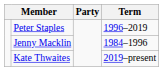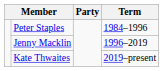(125, 27) 1996–2019 -> (125, 27) 1984–1996
(125, 43) 1984–1996 -> (125, 43) 1996–2019
